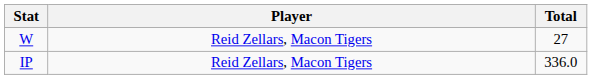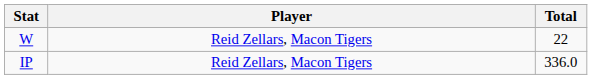(561, 39) 27 -> (561, 39) 22
